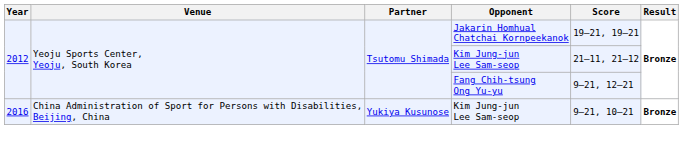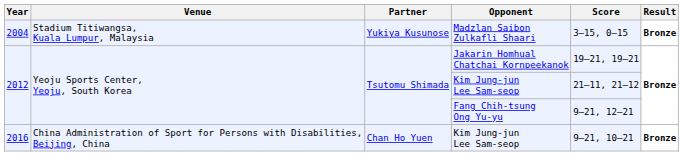+ row: (18, 33)
(408, 111) Yukiya Kusunose -> (400, 138) Chan Ho Yuen
